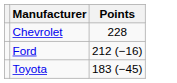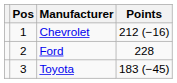+ column: (23, 14)
(117, 32) 228 -> (144, 32) 212 (−16)
(117, 51) 212 (−16) -> (144, 51) 228
